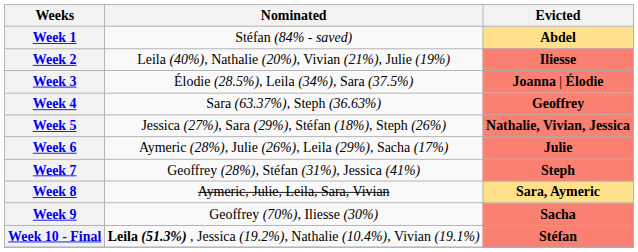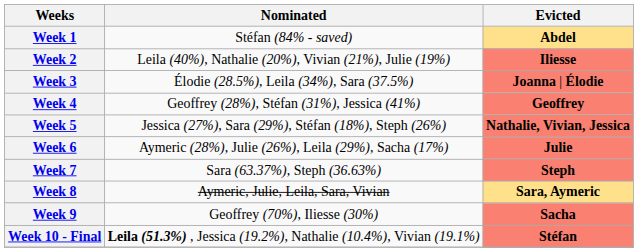(294, 103) Sara (63.37%), Steph (36.63%) -> (294, 103) Geoffrey (28%), Stéfan (31%), Jessica (41%)
(294, 170) Geoffrey (28%), Stéfan (31%), Jessica (41%) -> (294, 170) Sara (63.37%), Steph (36.63%)
